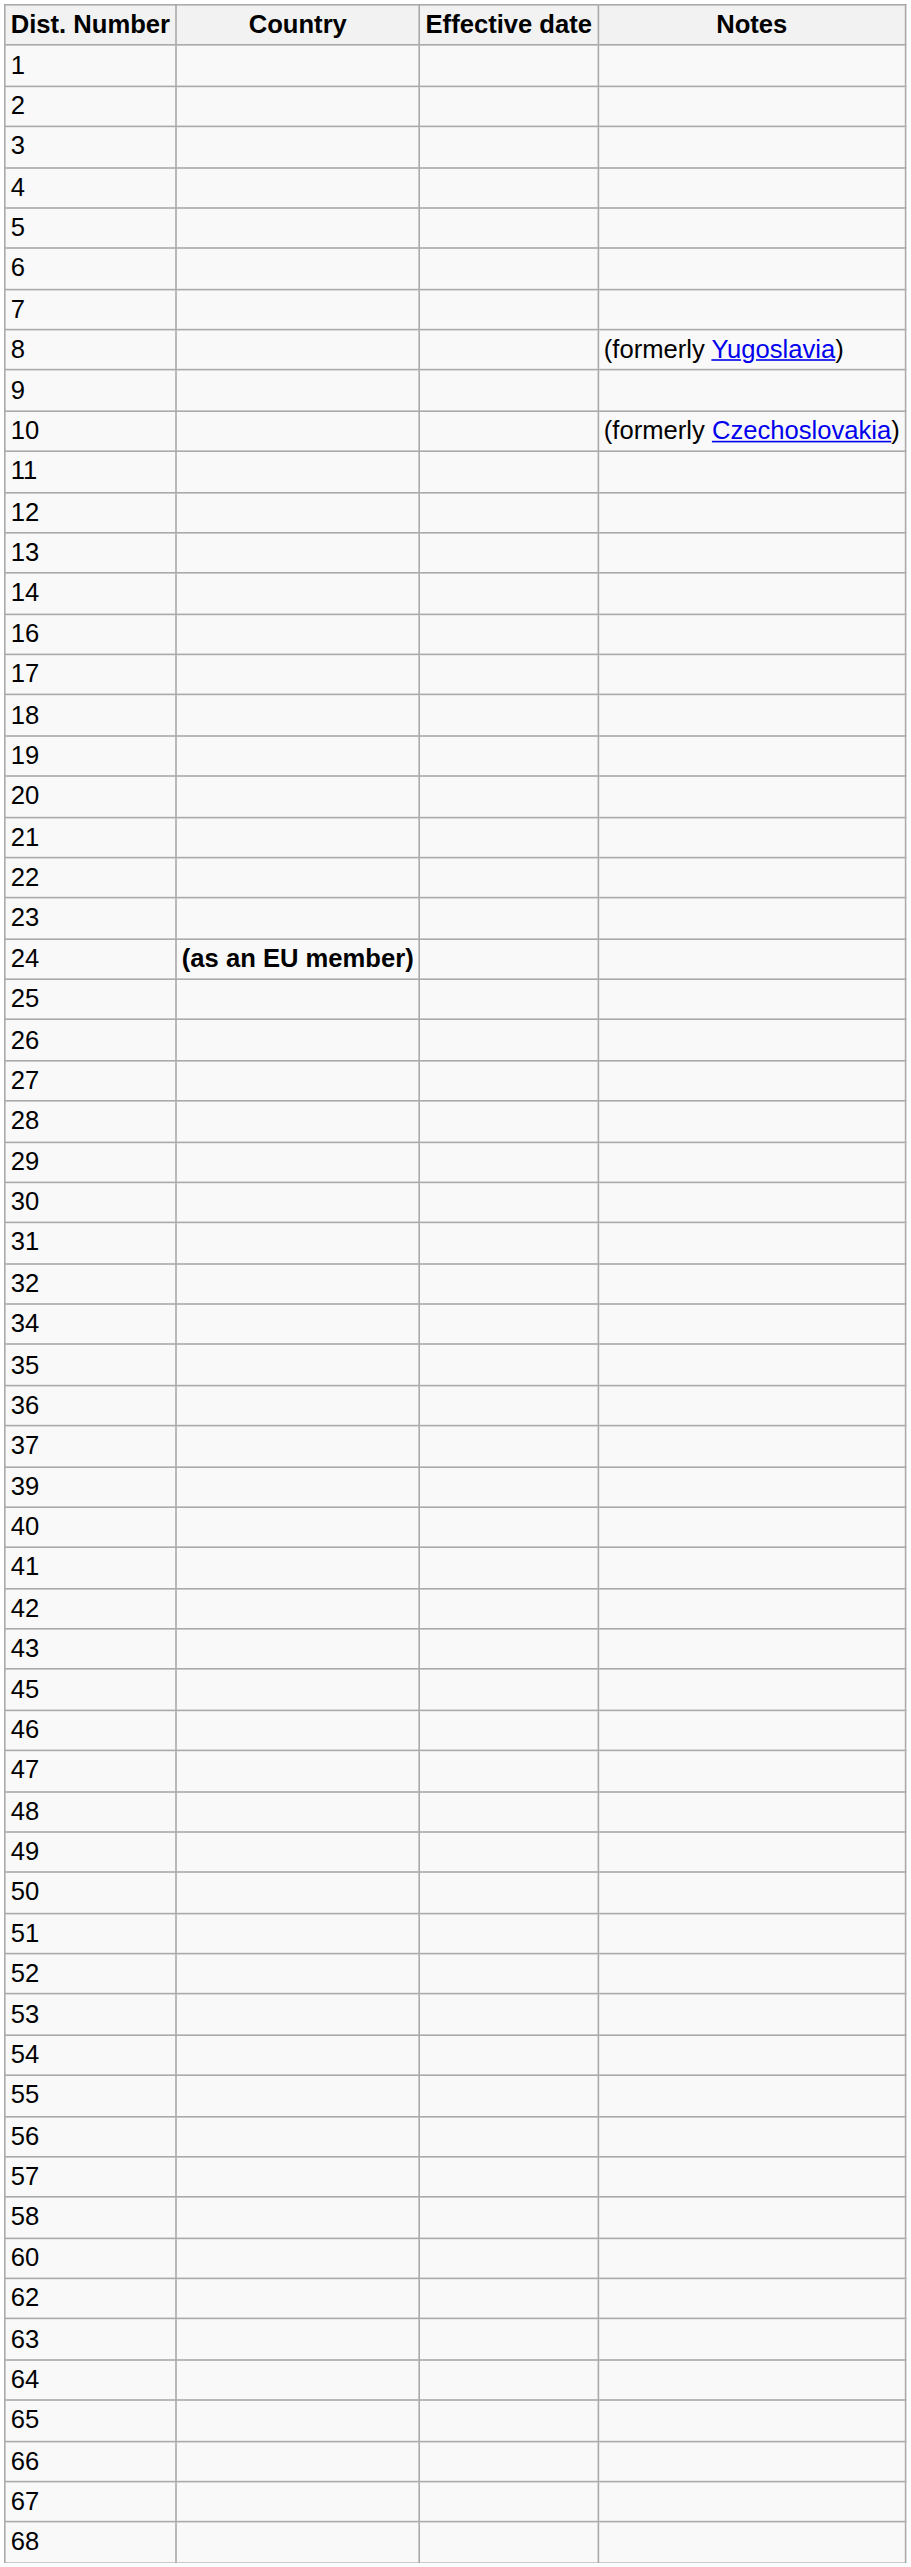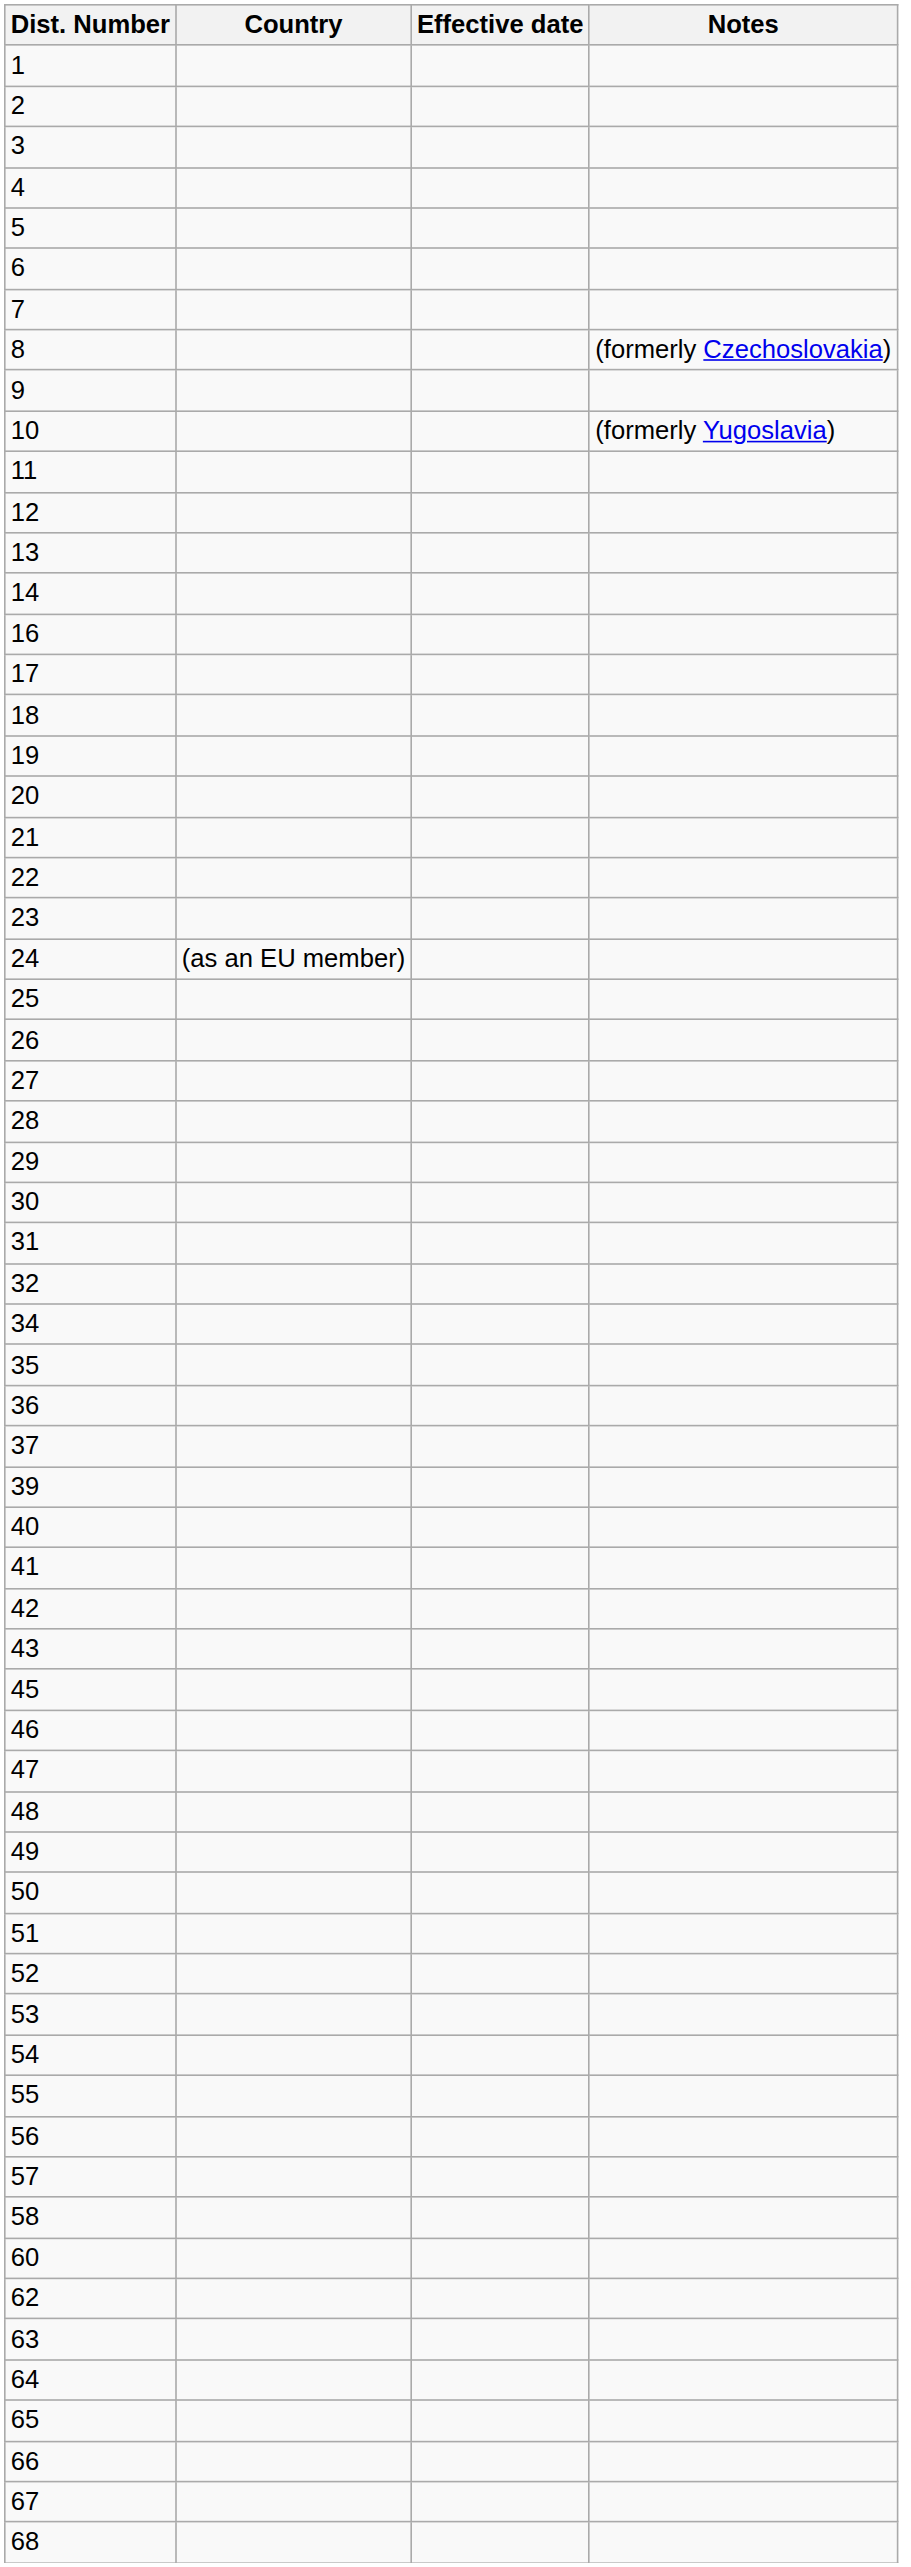(724, 349) (formerly Yugoslavia) -> (743, 349) (formerly Czechoslovakia)
(752, 430) (formerly Czechoslovakia) -> (715, 430) (formerly Yugoslavia)
(298, 958) bold -> (294, 958) normal
